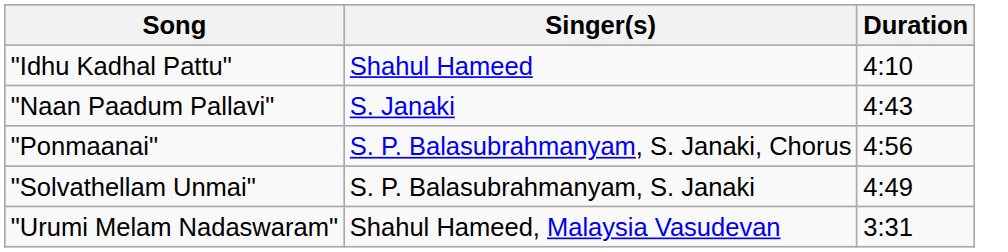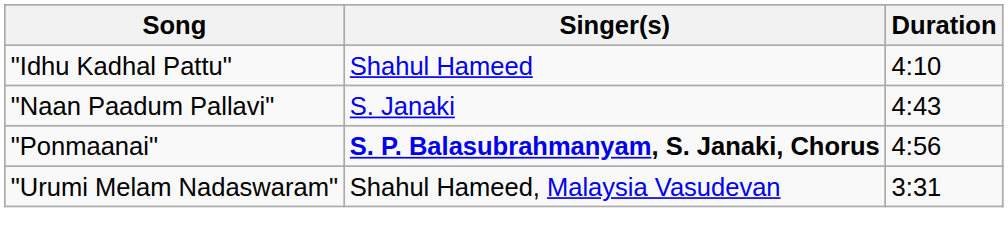(601, 147) normal -> (615, 147) bold
- row: (133, 187)
